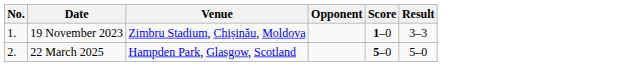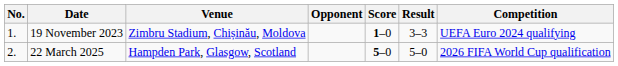+ column: (525, 14)
